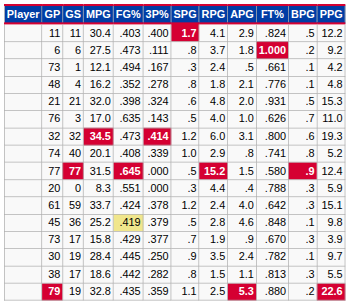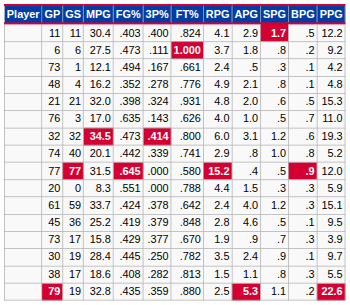columns swapped: (272, 14) <-> (185, 14)
(218, 84) 1.8 -> (222, 84) 4.9
(130, 153) .408 -> (130, 153) .442
(246, 171) 1.5 -> (253, 171) .4
(332, 171) 12.4 -> (332, 171) 12.0
(249, 188) .4 -> (250, 188) 1.5
(130, 222) khaki background -> (130, 222) no background
(335, 222) 9.8 -> (335, 222) 9.5
(130, 274) .442 -> (130, 274) .408
